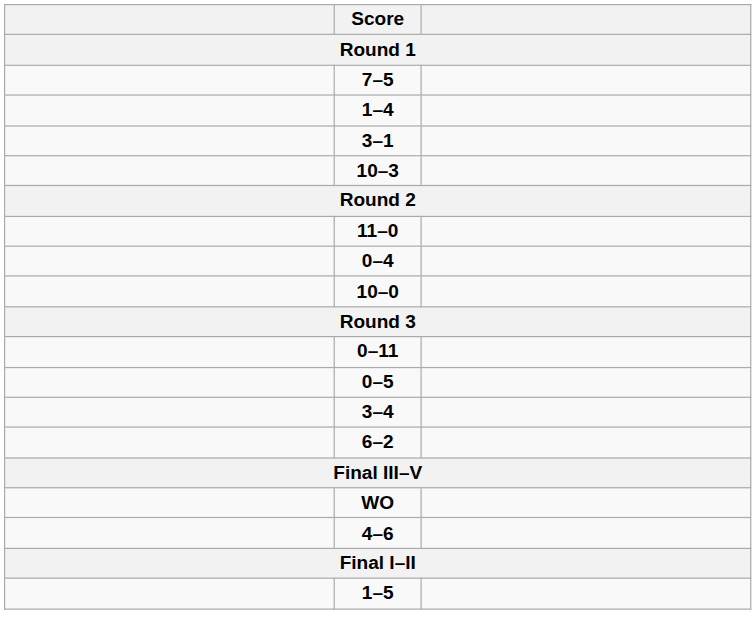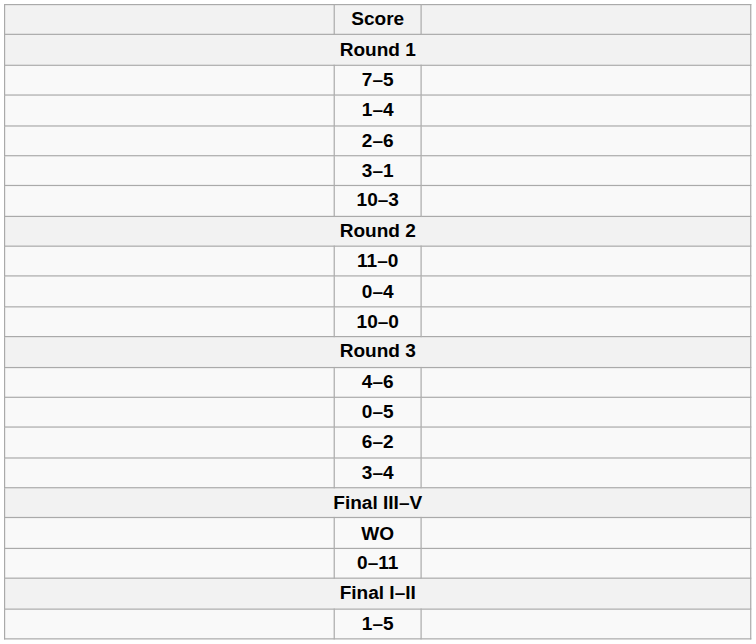+ row: (378, 140)
rows swapped: (378, 532) <-> (378, 351)
rows swapped: (378, 442) <-> (378, 412)
